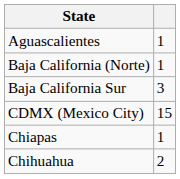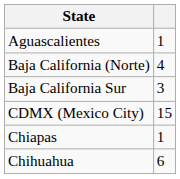(161, 64) 1 -> (161, 64) 4
(161, 161) 2 -> (161, 161) 6
